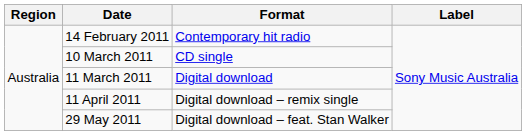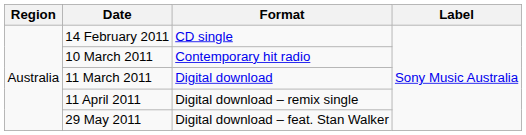(243, 36) Contemporary hit radio -> (204, 36) CD single
(204, 57) CD single -> (243, 57) Contemporary hit radio
